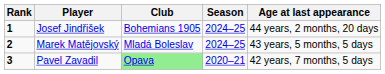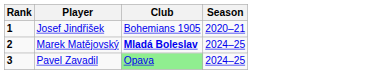- column: (314, 12)
(225, 28) 2024–25 -> (225, 28) 2020–21
(158, 45) normal -> (161, 45) bold
(225, 61) 2020–21 -> (225, 61) 2024–25
